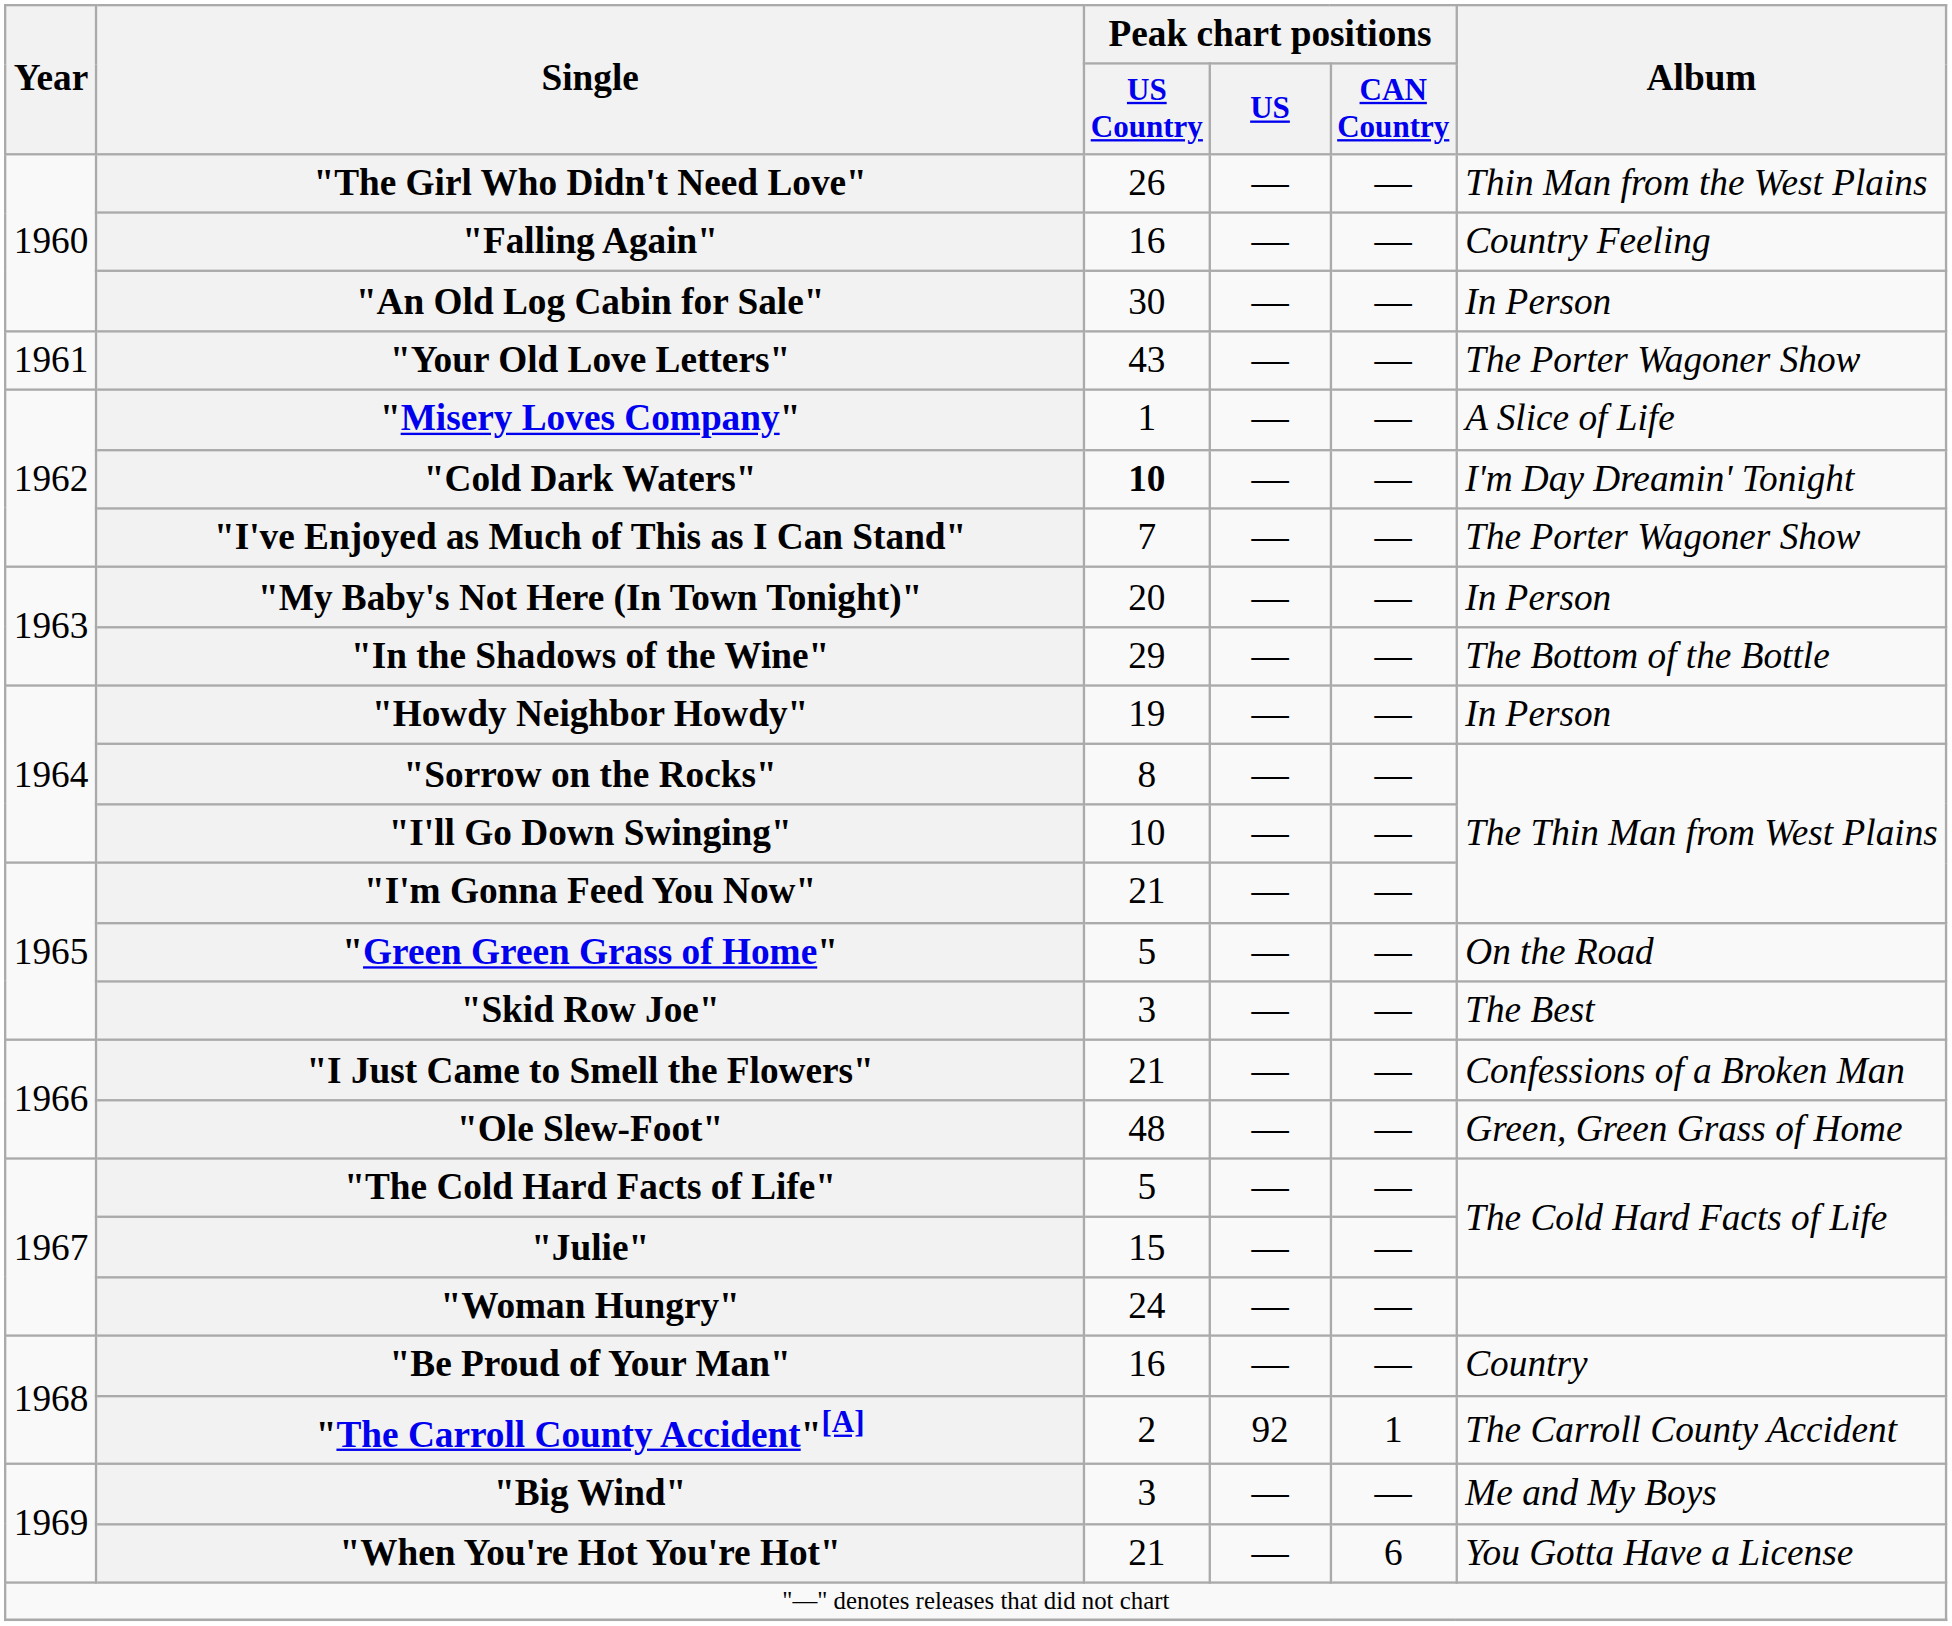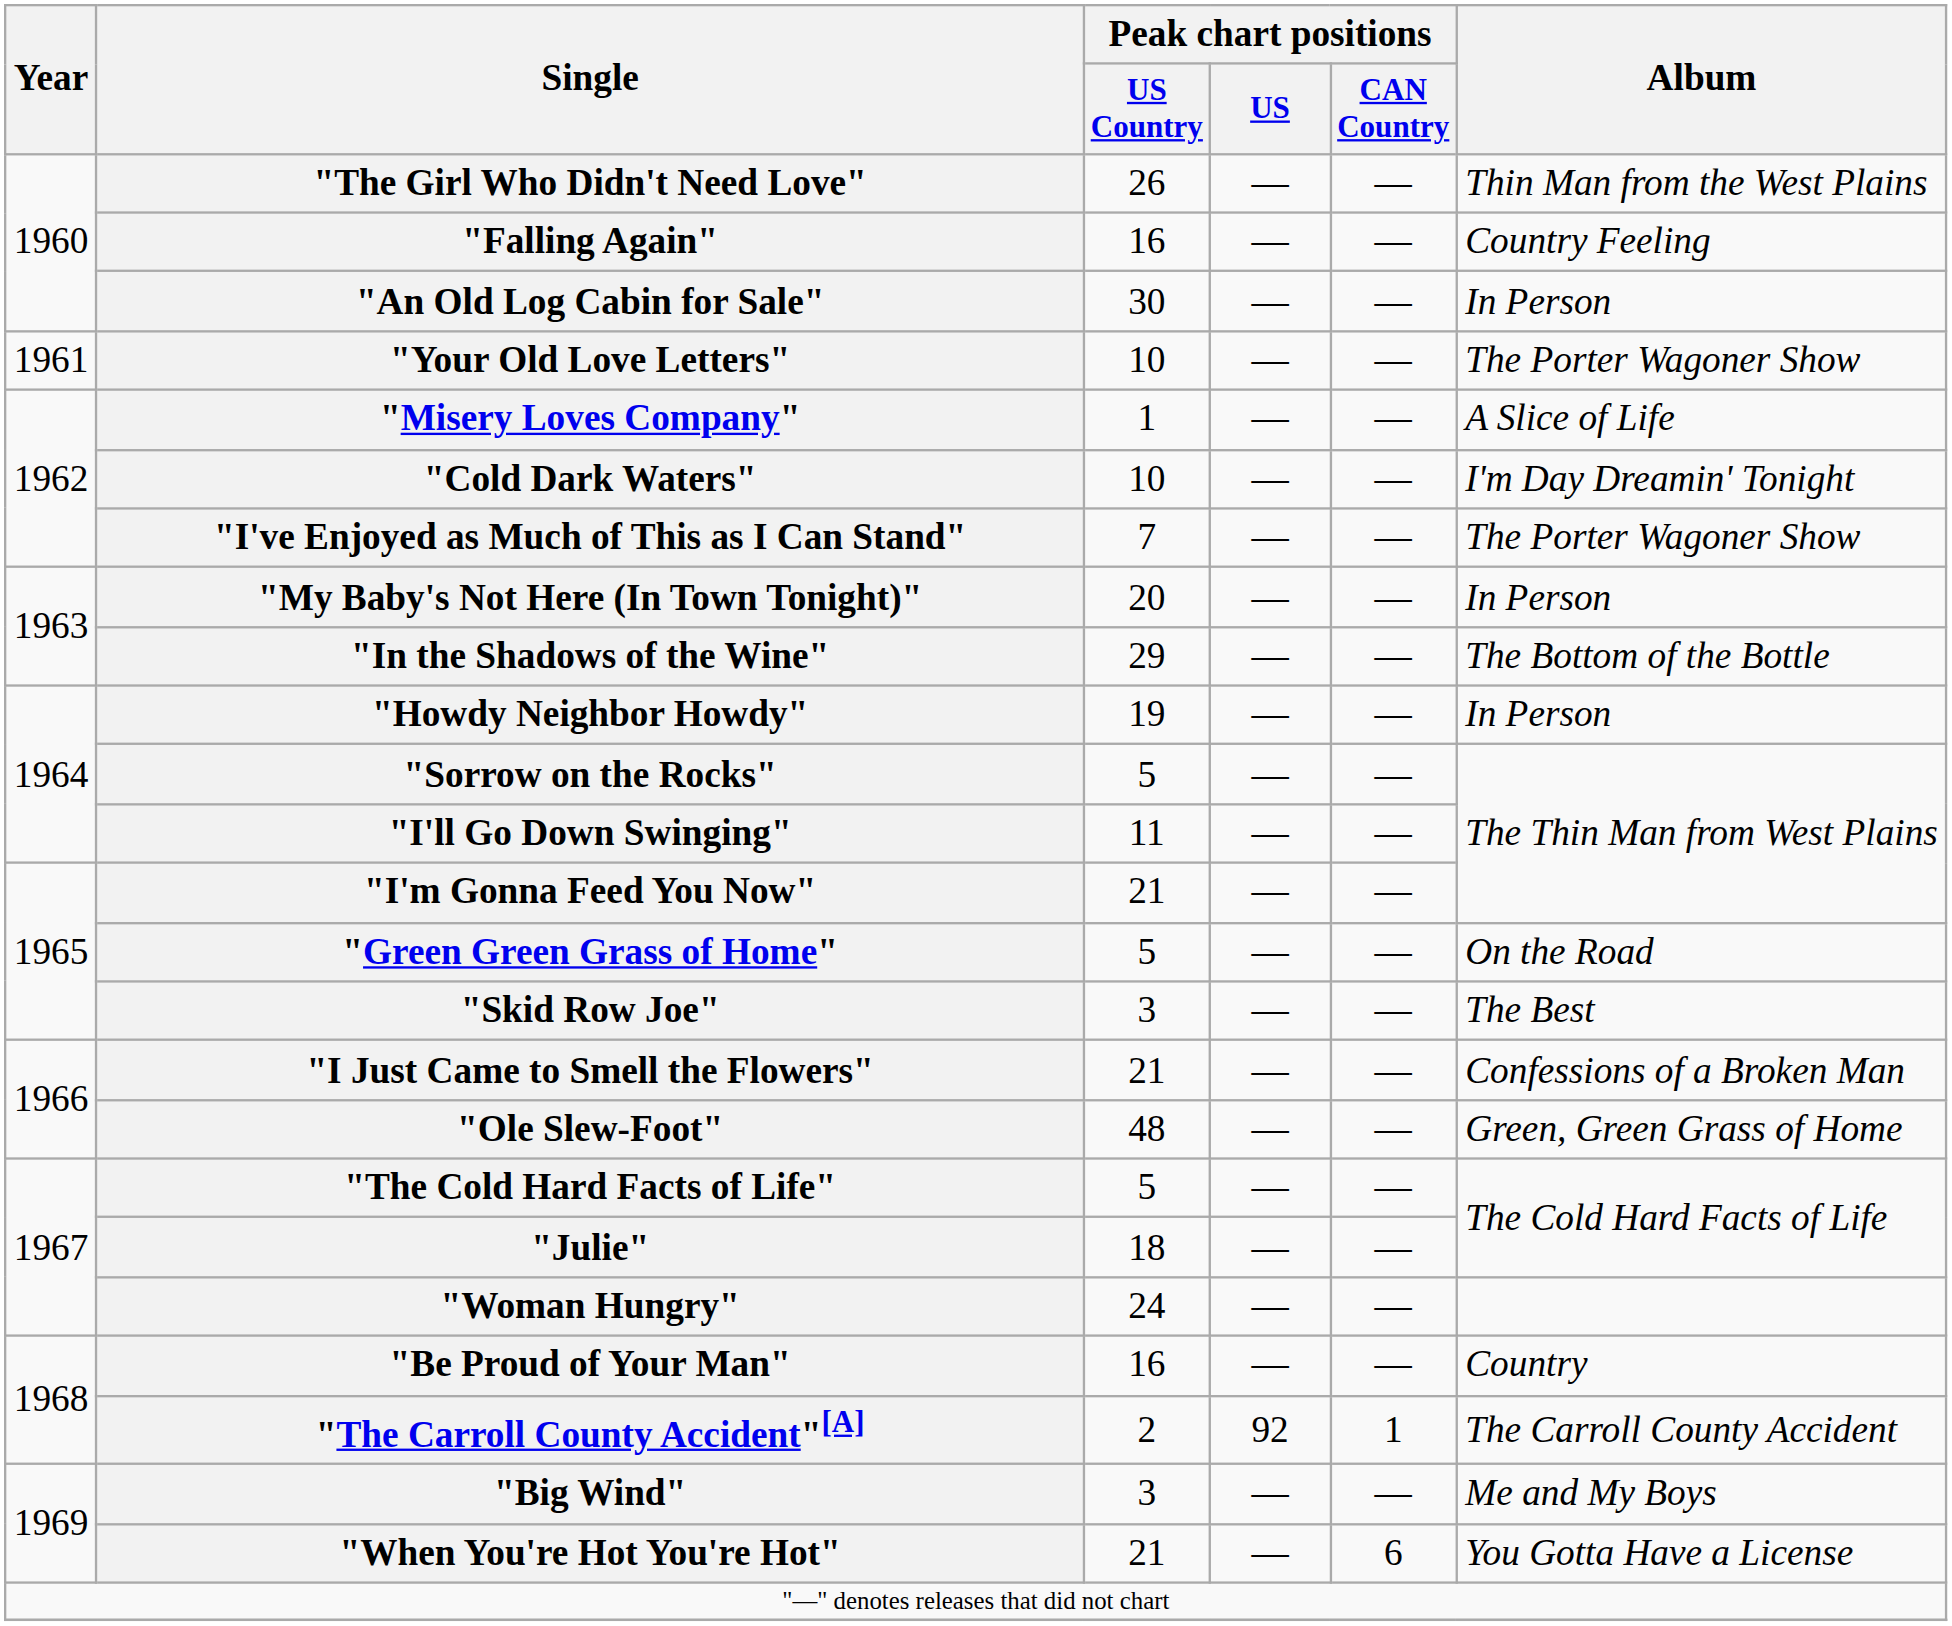(1147, 359) 43 -> (1147, 359) 10
(1147, 478) bold -> (1147, 478) normal
(1147, 773) 8 -> (1147, 773) 5
(1147, 832) 10 -> (1147, 832) 11
(1147, 1246) 15 -> (1147, 1246) 18
